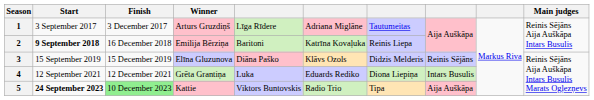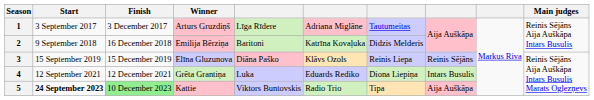(67, 43) bold -> (66, 43) normal
(391, 43) Reinis Liepa -> (396, 43) Didzis Melderis
(396, 59) Didzis Melderis -> (391, 59) Reinis Liepa
